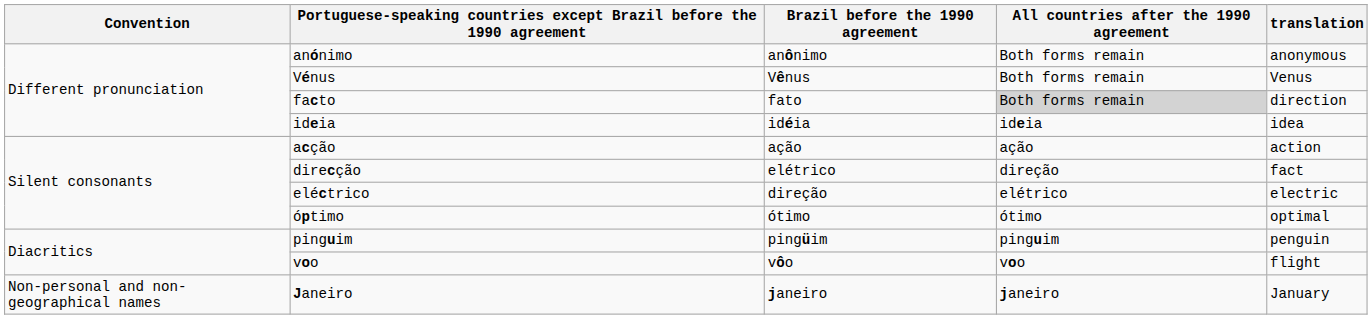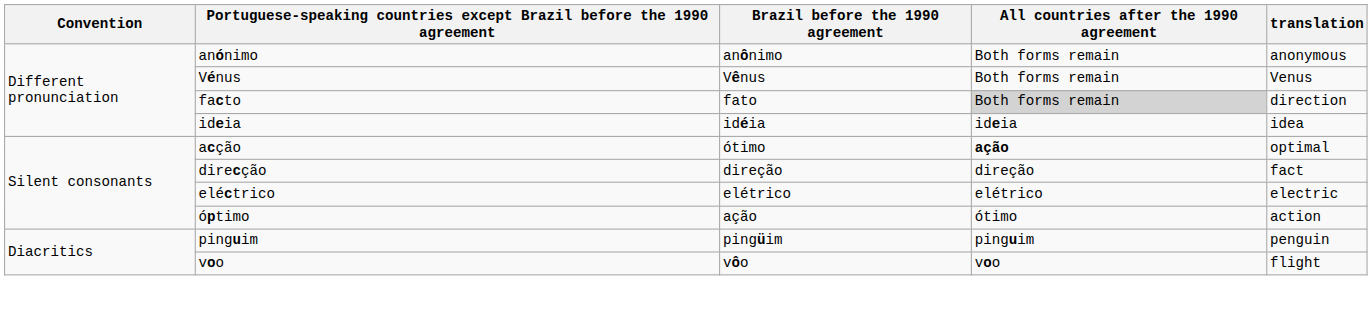(785, 148) ação -> (744, 148) ótimo
(1017, 148) normal -> (992, 148) bold
(1296, 148) action -> (1300, 148) optimal
(802, 171) elétrico -> (753, 171) direção
(798, 194) direção -> (757, 194) elétrico
(789, 217) ótimo -> (740, 217) ação
(1300, 217) optimal -> (1296, 217) action
- row: (323, 295)
